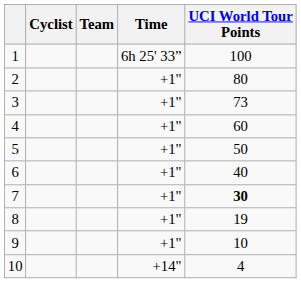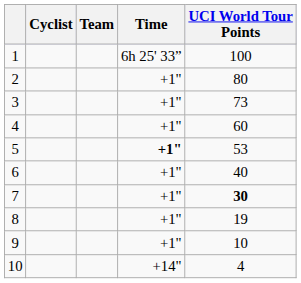(171, 149) normal -> (170, 149) bold
(241, 149) 50 -> (241, 149) 53
